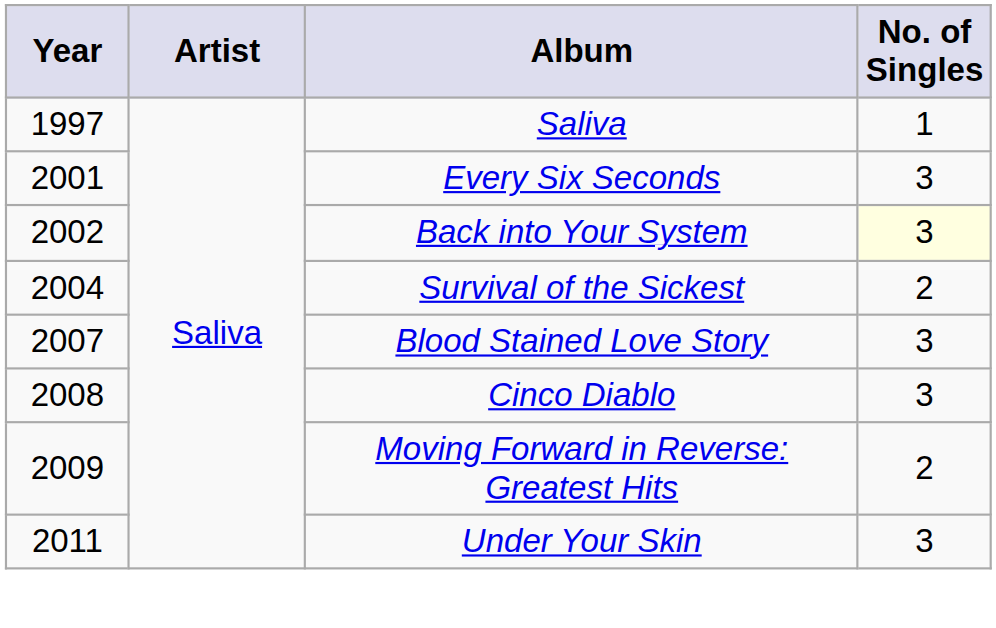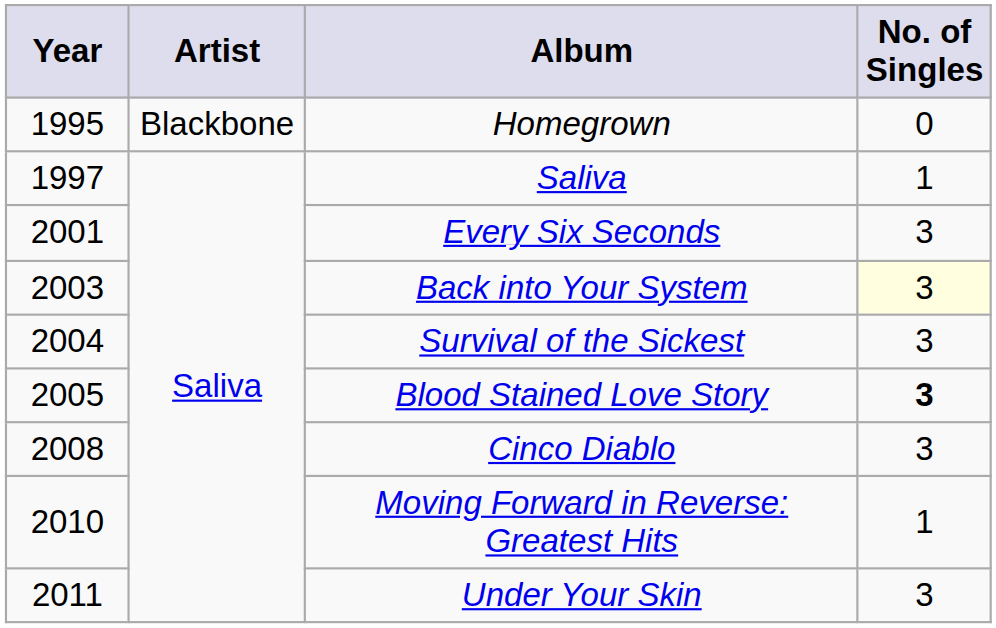+ row: (582, 124)
(67, 232) 2002 -> (67, 286) 2003
(925, 286) 2 -> (925, 340) 3
(67, 340) 2007 -> (67, 394) 2005
(925, 340) normal -> (925, 394) bold
(67, 467) 2009 -> (67, 521) 2010
(925, 467) 2 -> (925, 521) 1
